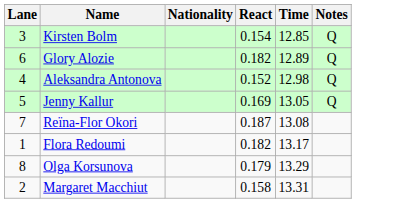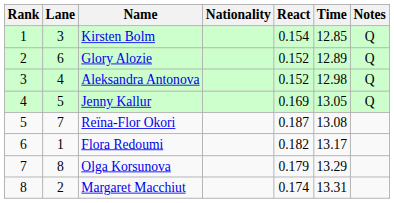+ column: (23, 15)
(256, 58) 0.182 -> (294, 58) 0.152
(256, 187) 0.158 -> (294, 187) 0.174
